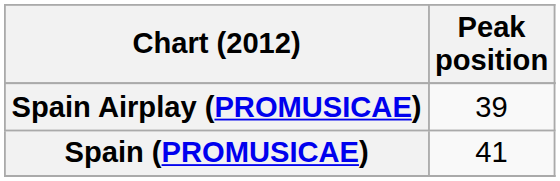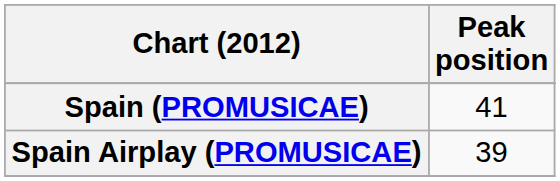rows swapped: (217, 152) <-> (217, 106)
